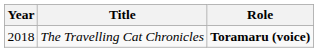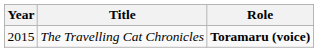(21, 36) 2018 -> (21, 36) 2015
